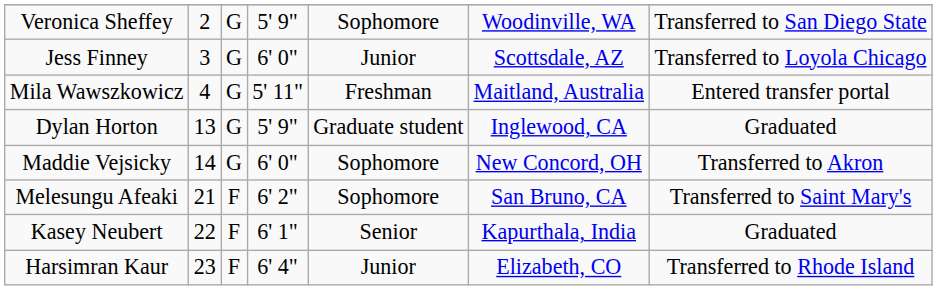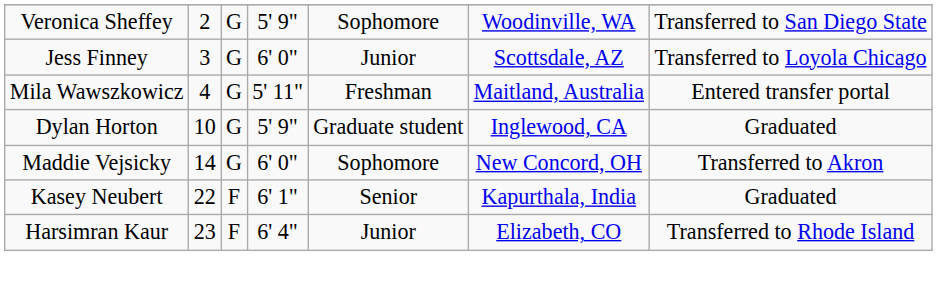(205, 127) 13 -> (205, 127) 10
- row: (97, 197)
